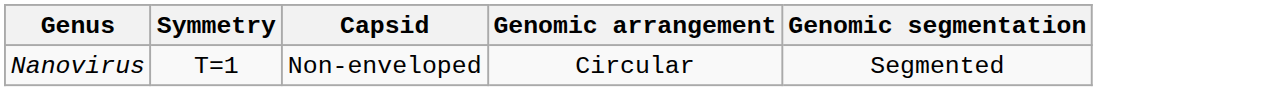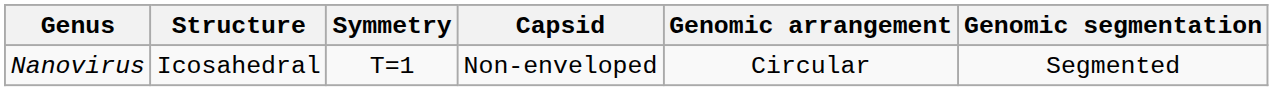+ column: (239, 25)
